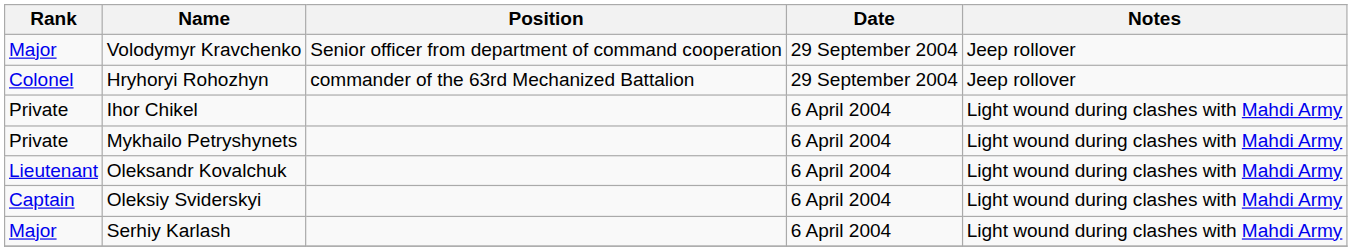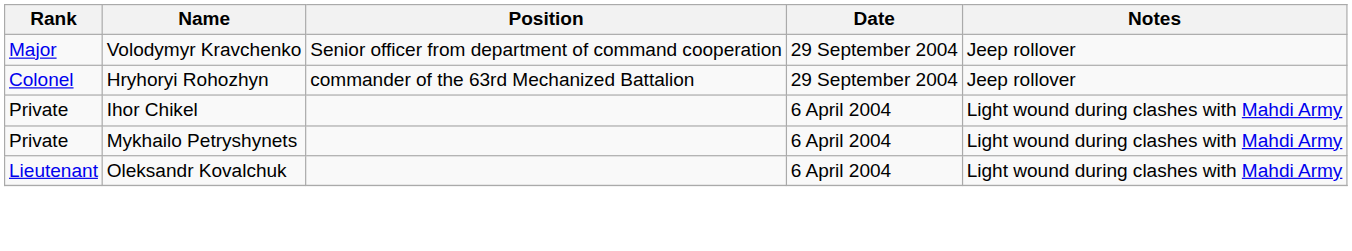- row: (184, 200)
- row: (169, 230)
